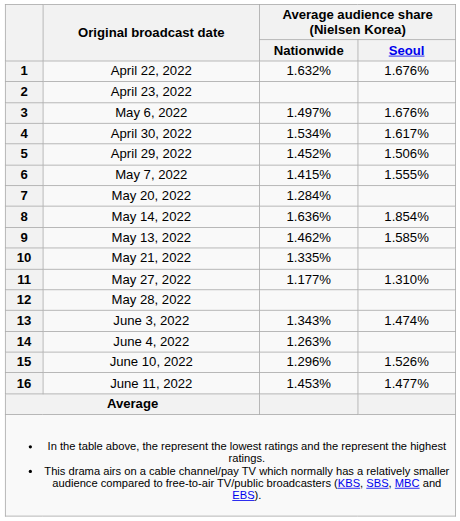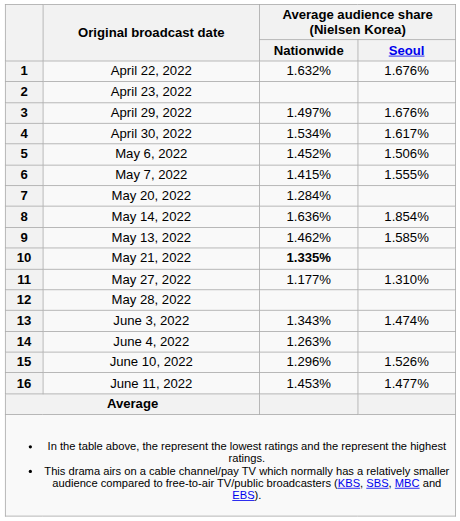(151, 112) May 6, 2022 -> (151, 112) April 29, 2022
(151, 154) April 29, 2022 -> (151, 154) May 6, 2022
(309, 258) normal -> (309, 258) bold
